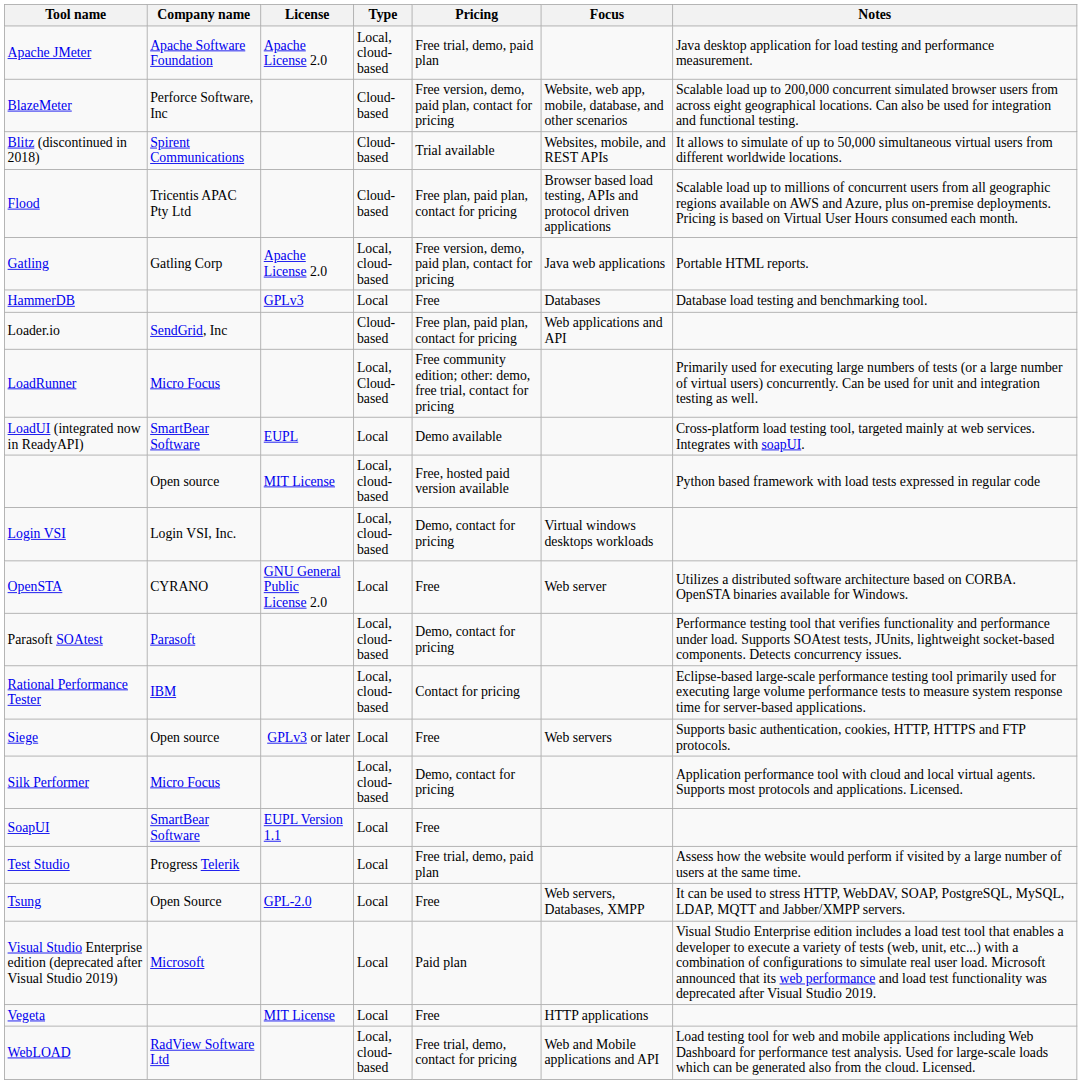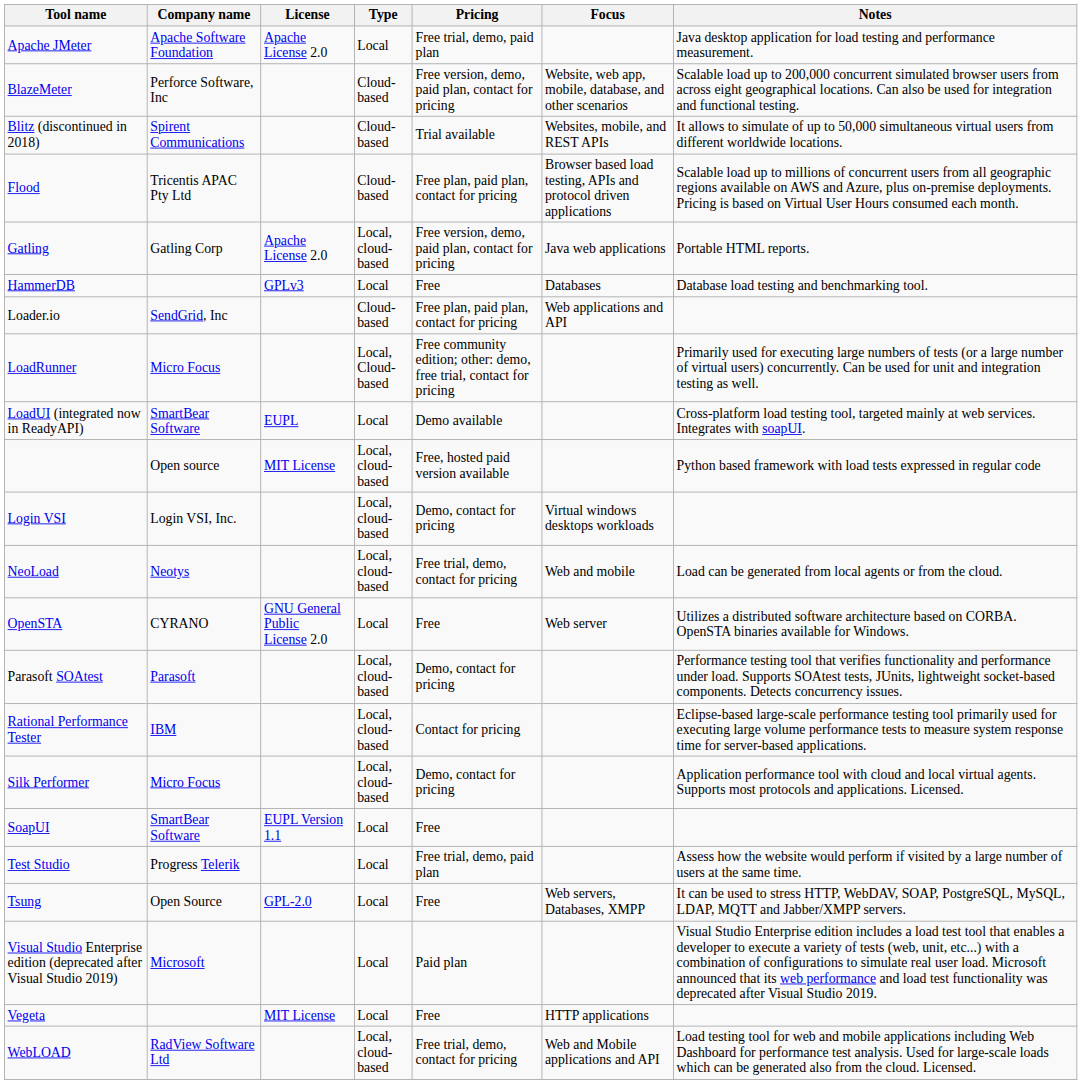(375, 52) Local, cloud-based -> (373, 44) Local
+ row: (33, 571)
- row: (23, 737)
